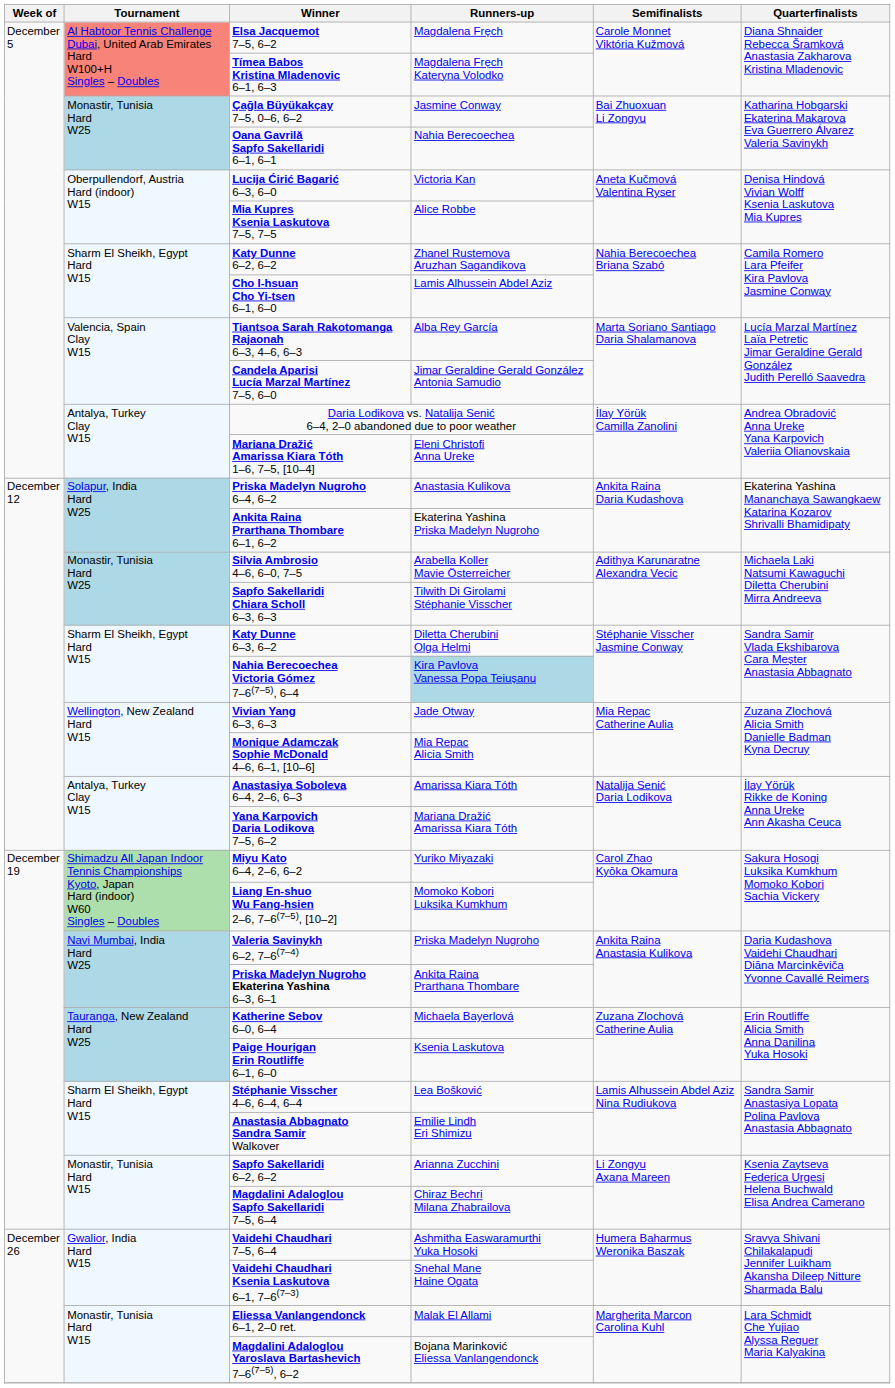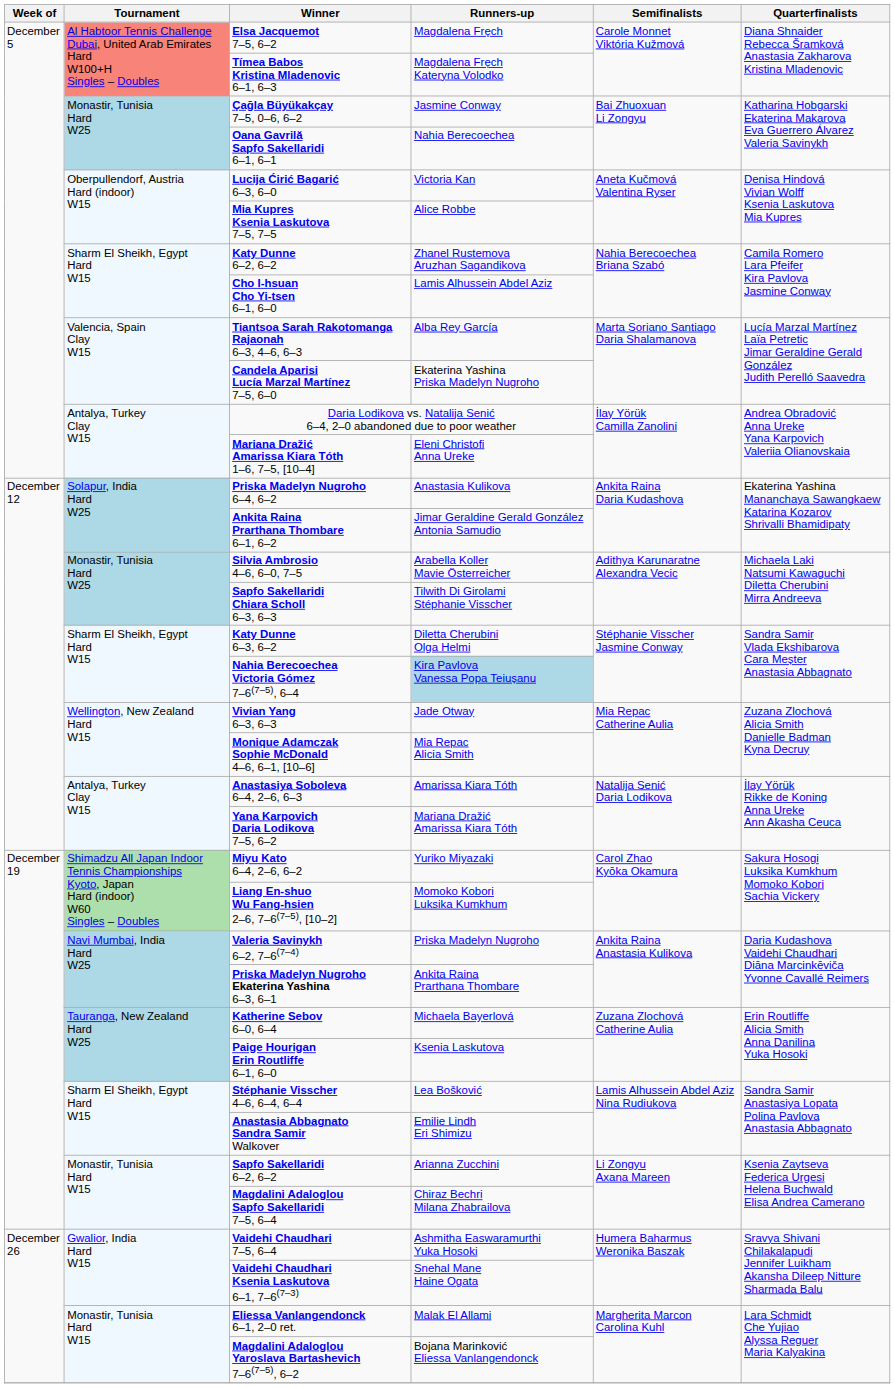(499, 376) Jimar Geraldine Gerald González Antonia Samudio -> (476, 376) Ekaterina Yashina Priska Madelyn Nugroho
(476, 523) Ekaterina Yashina Priska Madelyn Nugroho -> (499, 523) Jimar Geraldine Gerald González Antonia Samudio
